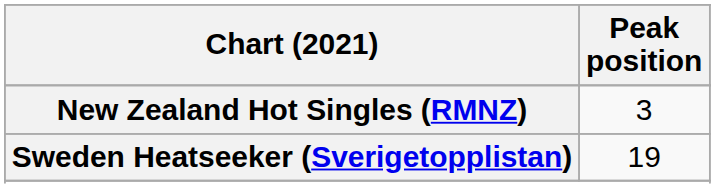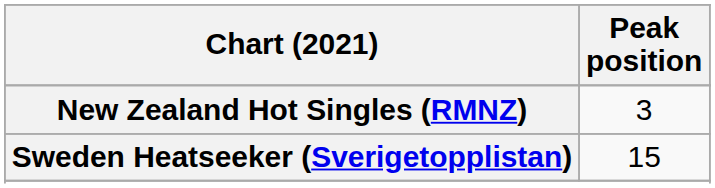(644, 156) 19 -> (644, 156) 15
